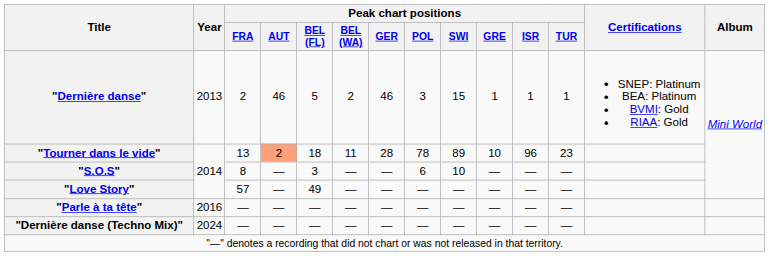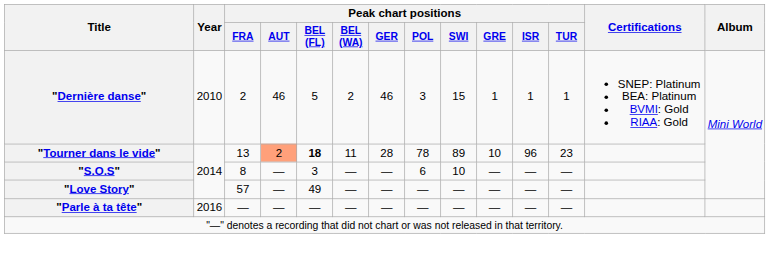(209, 97) 2013 -> (209, 97) 2010
(315, 152) normal -> (315, 152) bold
- row: (99, 226)
